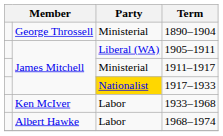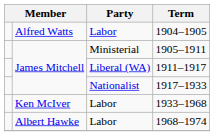- row: (190, 31)
+ row: (181, 31)
(129, 49) Liberal (WA) -> (114, 49) Ministerial
(123, 67) Ministerial -> (120, 67) Liberal (WA)
(123, 85) gold background -> (114, 85) no background
